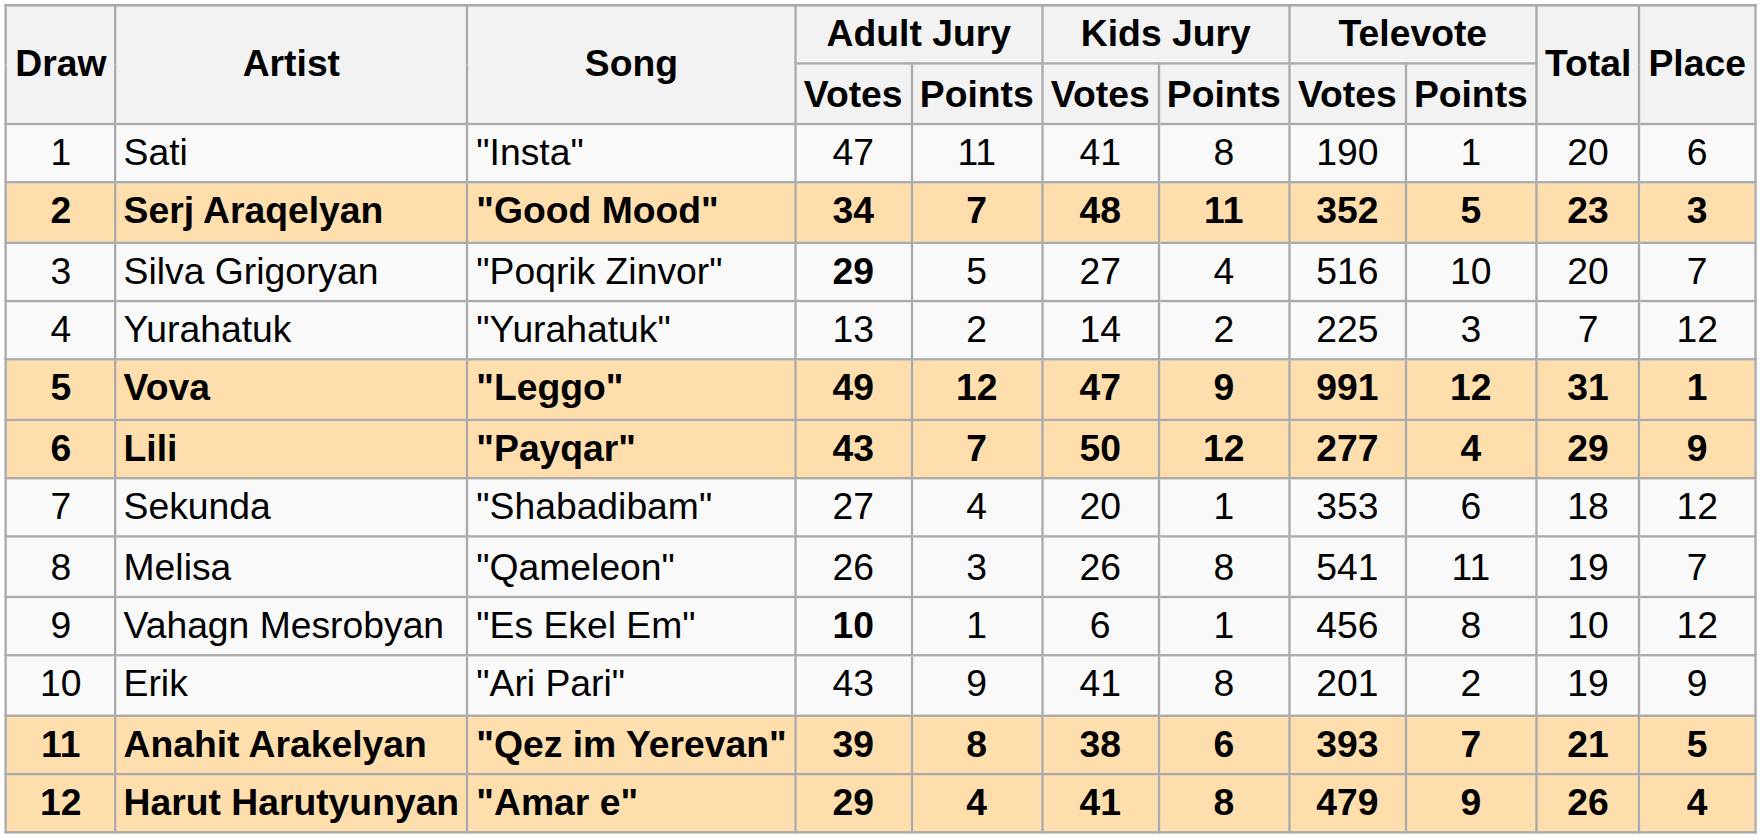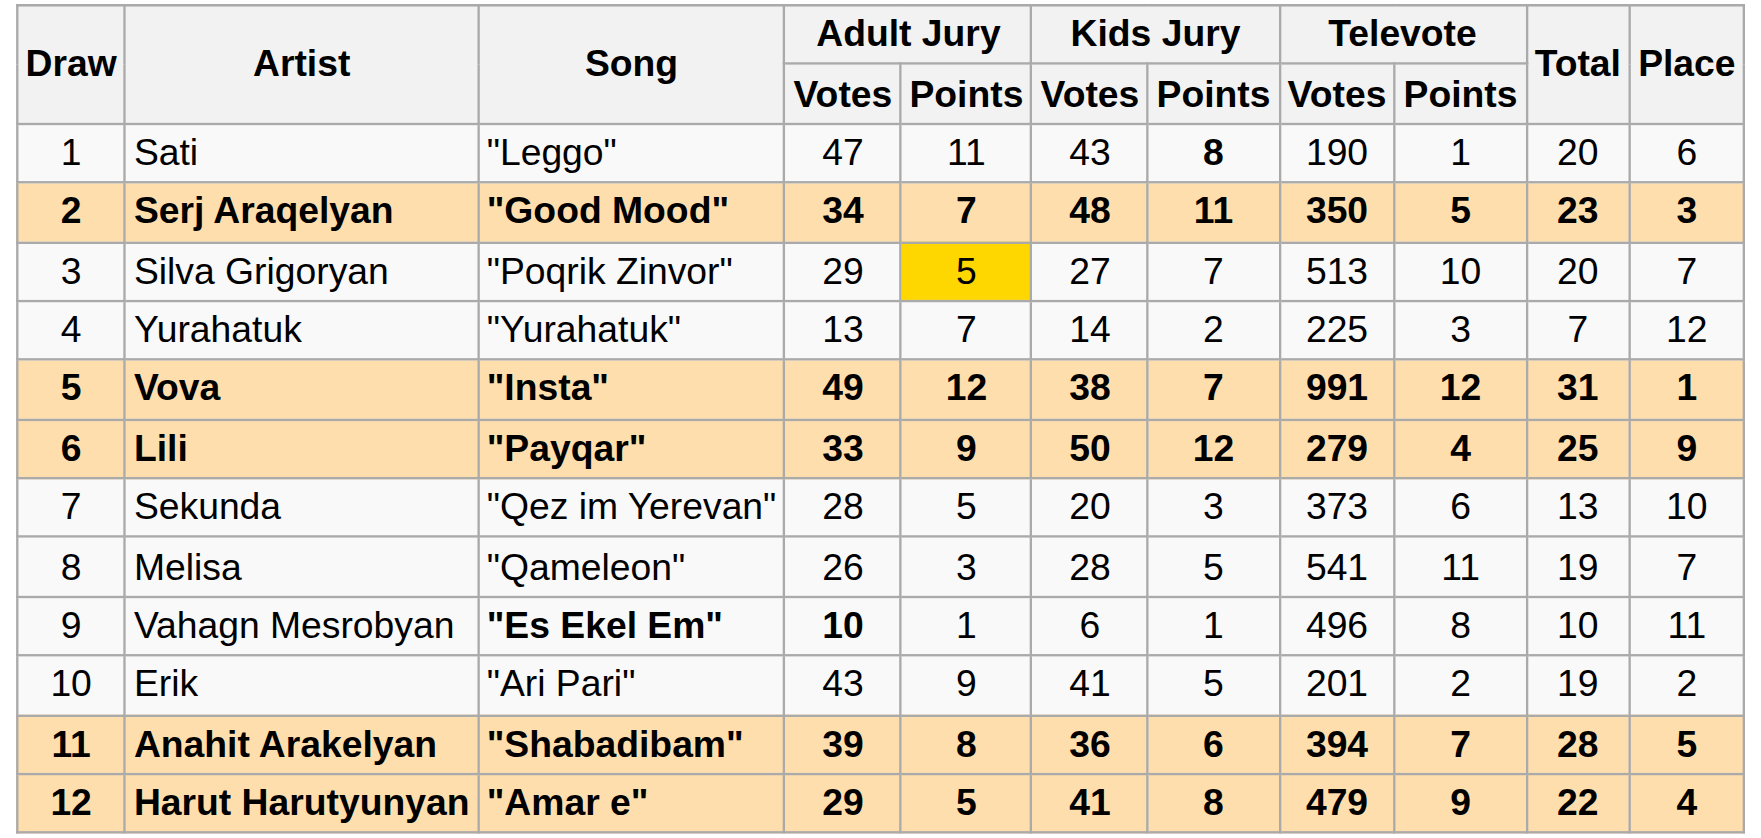(530, 152) "Insta" -> (552, 152) "Leggo"
(1100, 152) 41 -> (1090, 152) 43
(1224, 152) normal -> (1213, 152) bold
(1347, 211) 352 -> (1337, 211) 350
(853, 270) bold -> (843, 270) normal
(977, 270) no background -> (966, 270) gold background
(1224, 270) 4 -> (1213, 270) 7
(1347, 270) 516 -> (1337, 270) 513
(977, 329) 2 -> (966, 329) 7
(550, 388) "Leggo" -> (548, 388) "Insta"
(1100, 388) 47 -> (1090, 388) 38
(1224, 388) 9 -> (1213, 388) 7
(853, 447) 43 -> (843, 447) 33
(977, 447) 7 -> (966, 447) 9
(1347, 447) 277 -> (1337, 447) 279
(1588, 447) 29 -> (1578, 447) 25
(594, 507) "Shabadibam" -> (632, 507) "Qez im Yerevan"
(853, 507) 27 -> (843, 507) 28
(977, 507) 4 -> (966, 507) 5
(1224, 507) 1 -> (1213, 507) 3
(1347, 507) 353 -> (1337, 507) 373
(1588, 507) 18 -> (1578, 507) 13
(1697, 507) 12 -> (1687, 507) 10
(1100, 566) 26 -> (1090, 566) 28
(1224, 566) 8 -> (1213, 566) 5
(586, 625) normal -> (605, 625) bold
(1347, 625) 456 -> (1337, 625) 496
(1697, 625) 12 -> (1687, 625) 11
(1224, 684) 8 -> (1213, 684) 5
(1697, 684) 9 -> (1687, 684) 2
(631, 743) "Qez im Yerevan" -> (615, 743) "Shabadibam"
(1100, 743) 38 -> (1090, 743) 36
(1347, 743) 393 -> (1337, 743) 394
(1588, 743) 21 -> (1578, 743) 28
(977, 802) 4 -> (966, 802) 5
(1588, 802) 26 -> (1578, 802) 22
